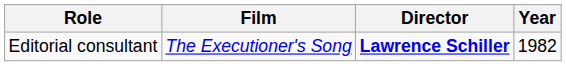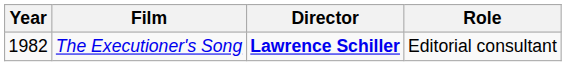columns swapped: (537, 18) <-> (83, 18)
